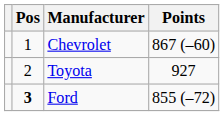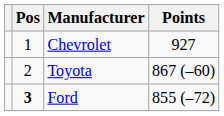(184, 44) 867 (–60) -> (184, 44) 927
(184, 71) 927 -> (184, 71) 867 (–60)
